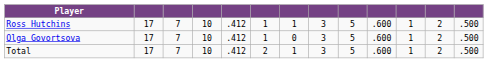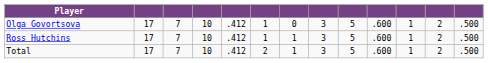rows swapped: (43, 38) <-> (38, 24)
